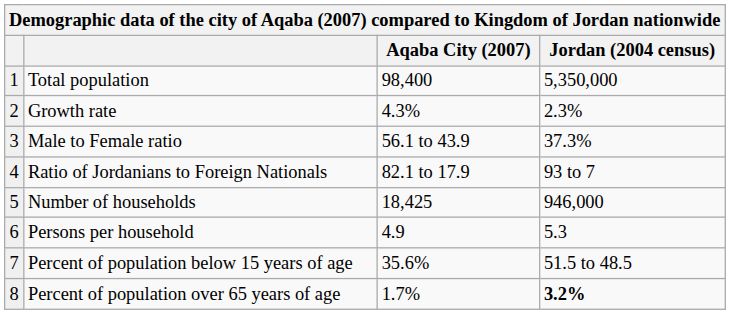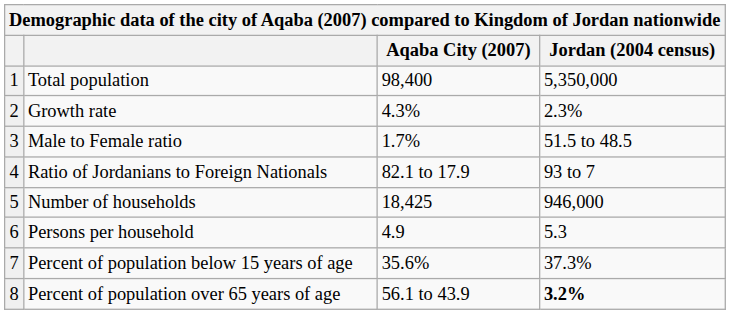(426, 141) 56.1 to 43.9 -> (401, 141) 1.7%
(568, 141) 37.3% -> (588, 141) 51.5 to 48.5
(588, 263) 51.5 to 48.5 -> (568, 263) 37.3%
(401, 293) 1.7% -> (426, 293) 56.1 to 43.9
